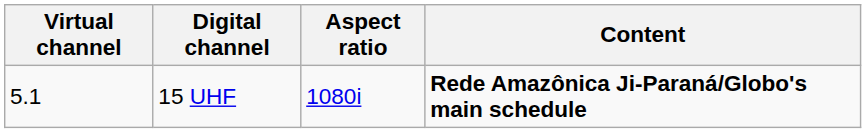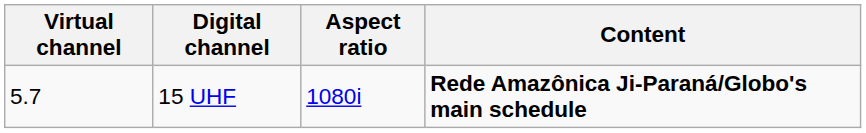(26, 96) 5.1 -> (26, 96) 5.7
